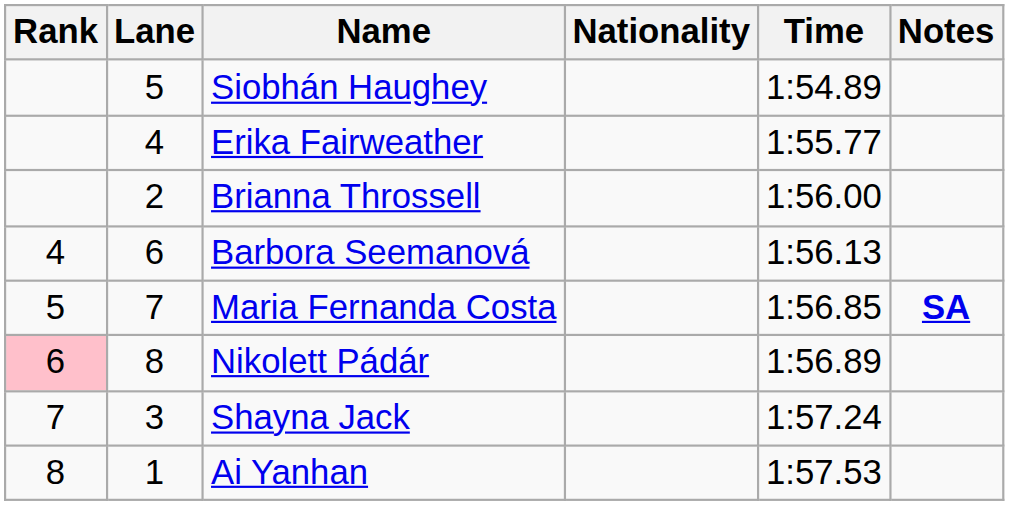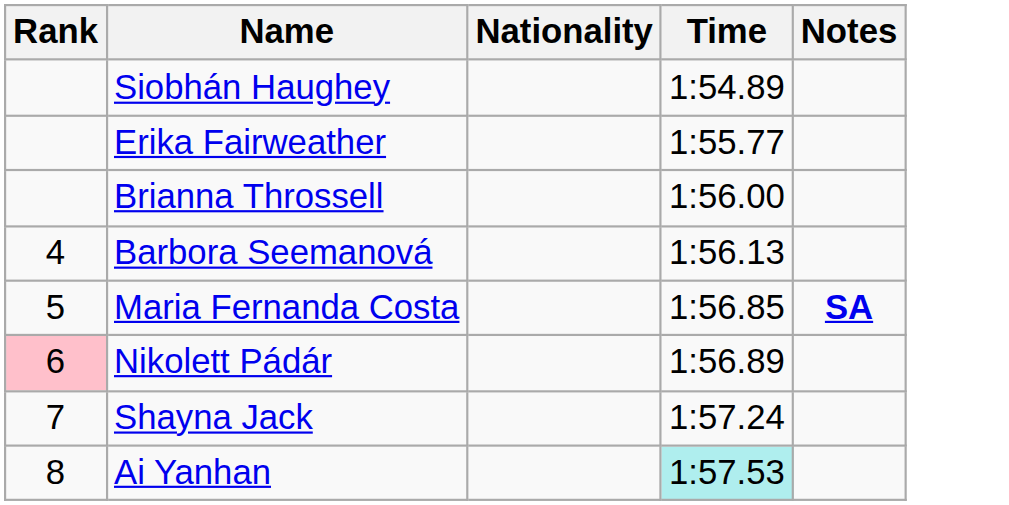- column: (155, 32)
(824, 472) no background -> (727, 472) paleturquoise background
